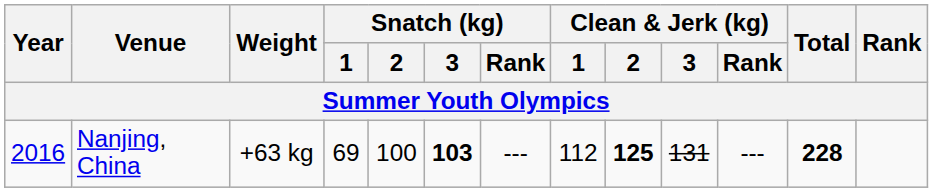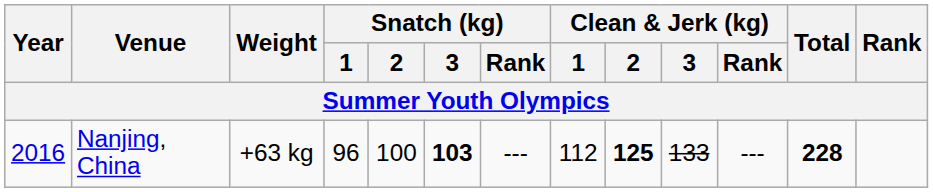(346, 153) 69 -> (346, 153) 96
(689, 153) 131 -> (689, 153) 133
